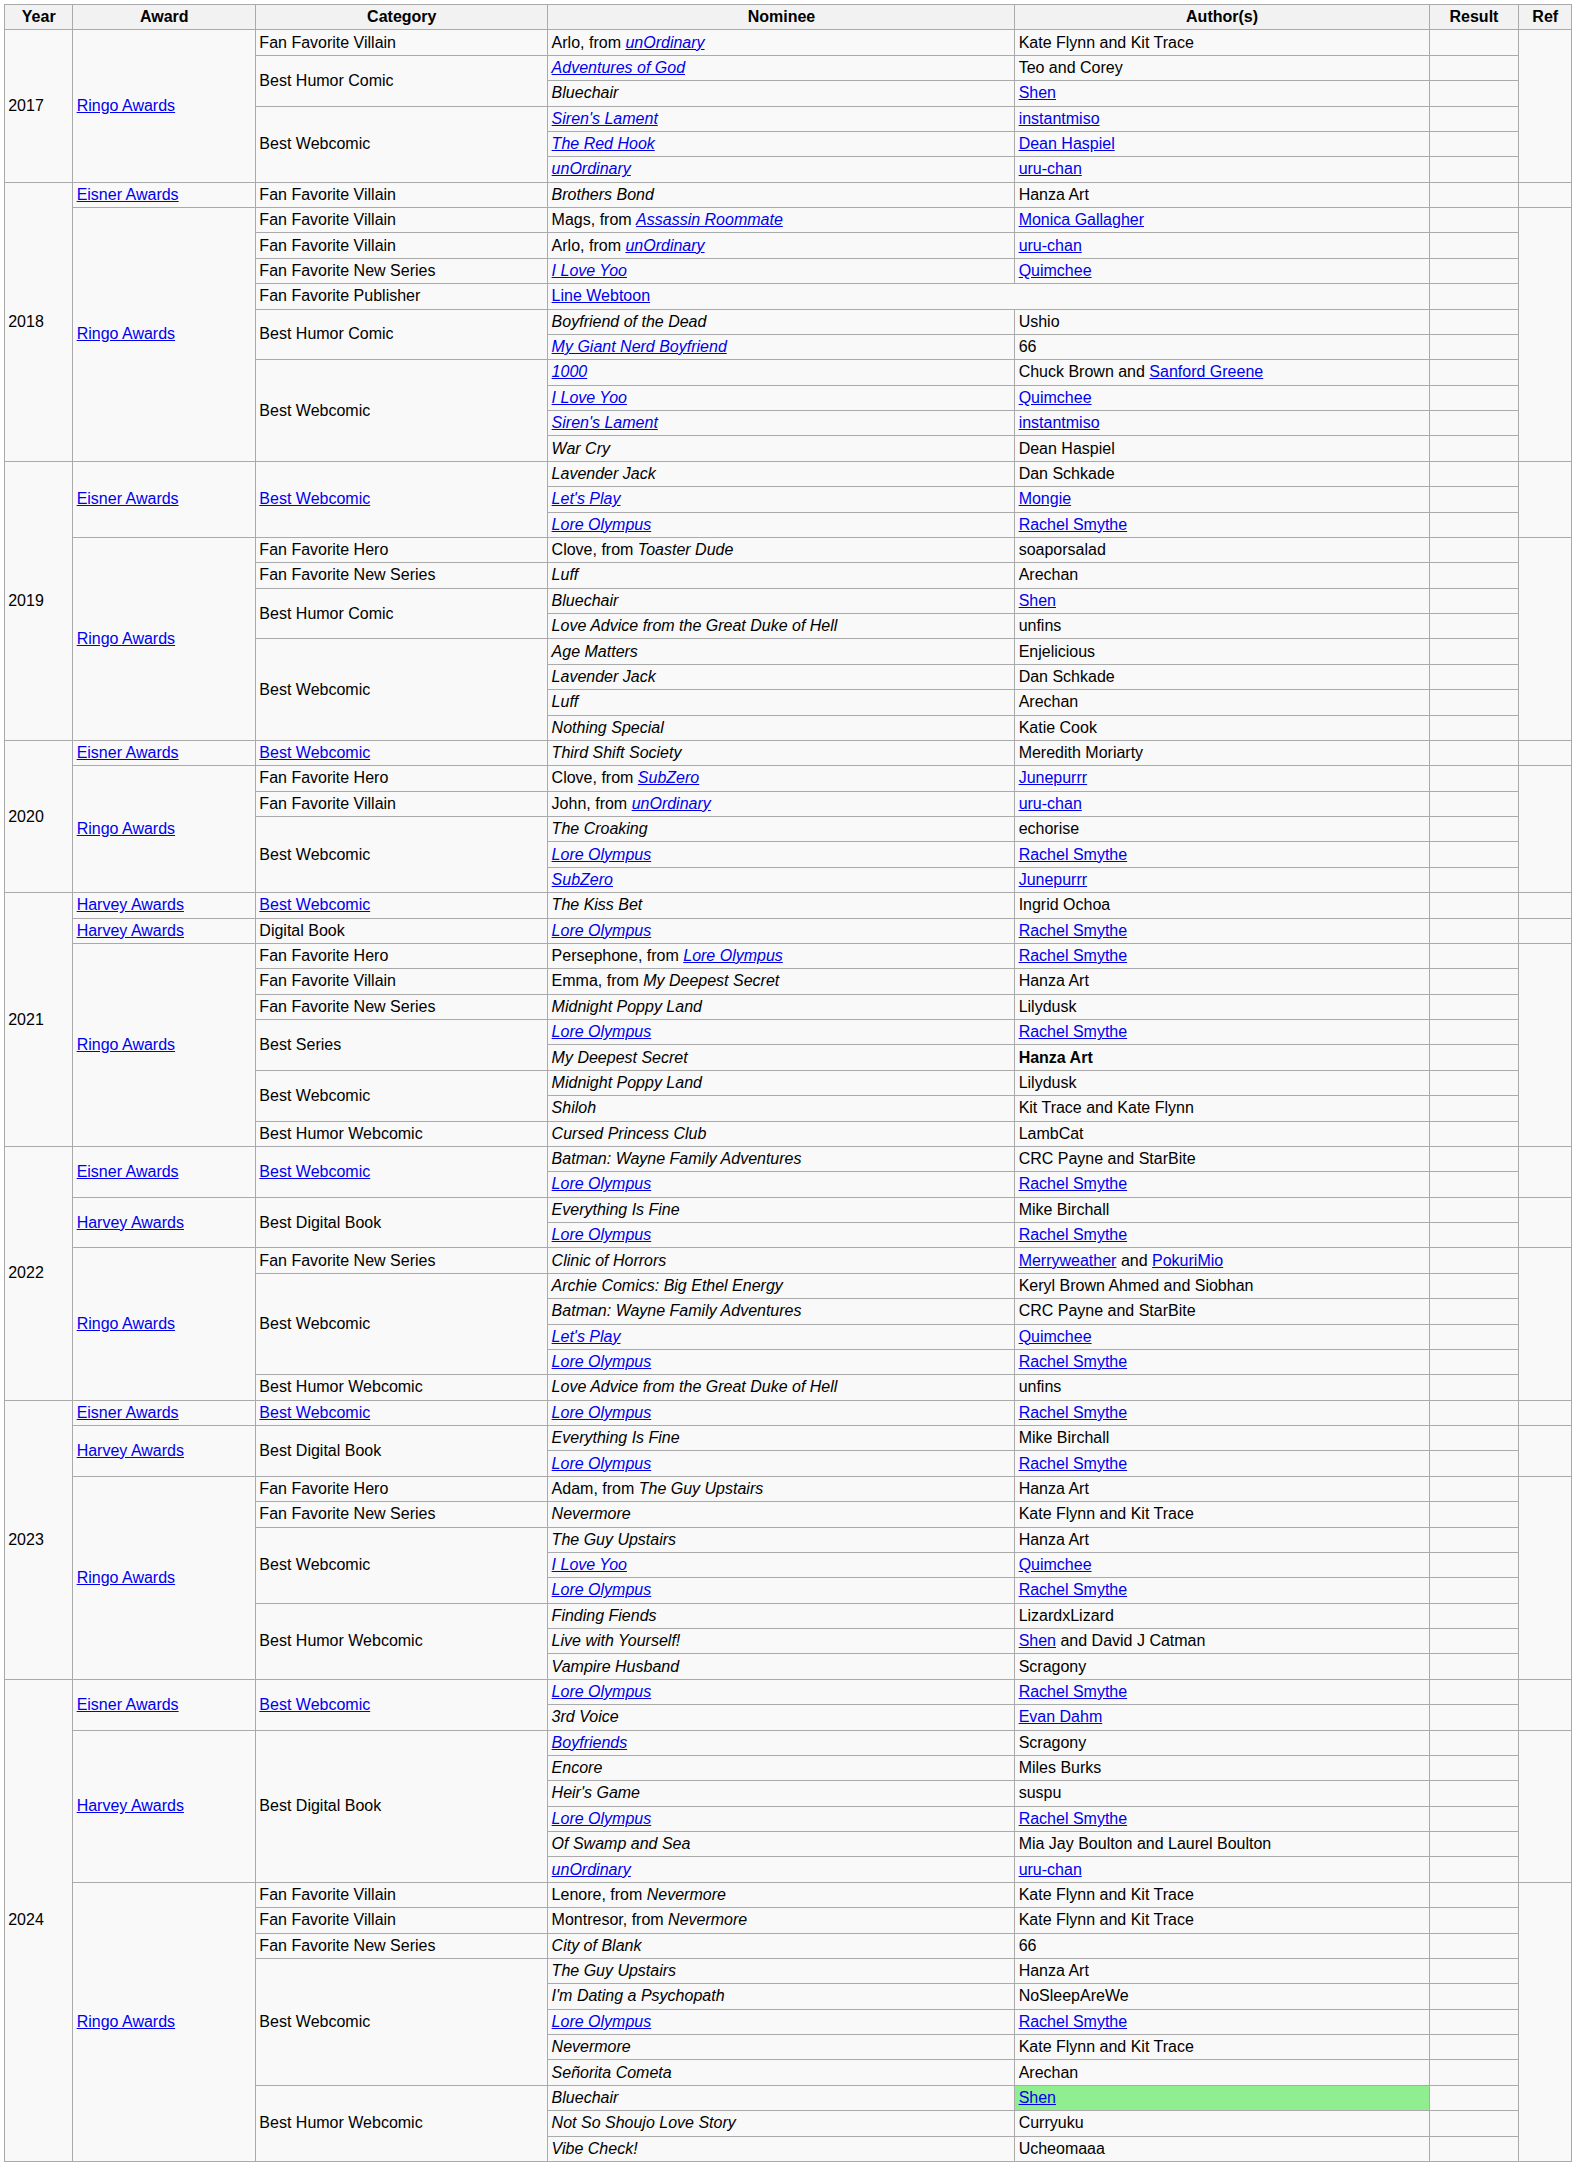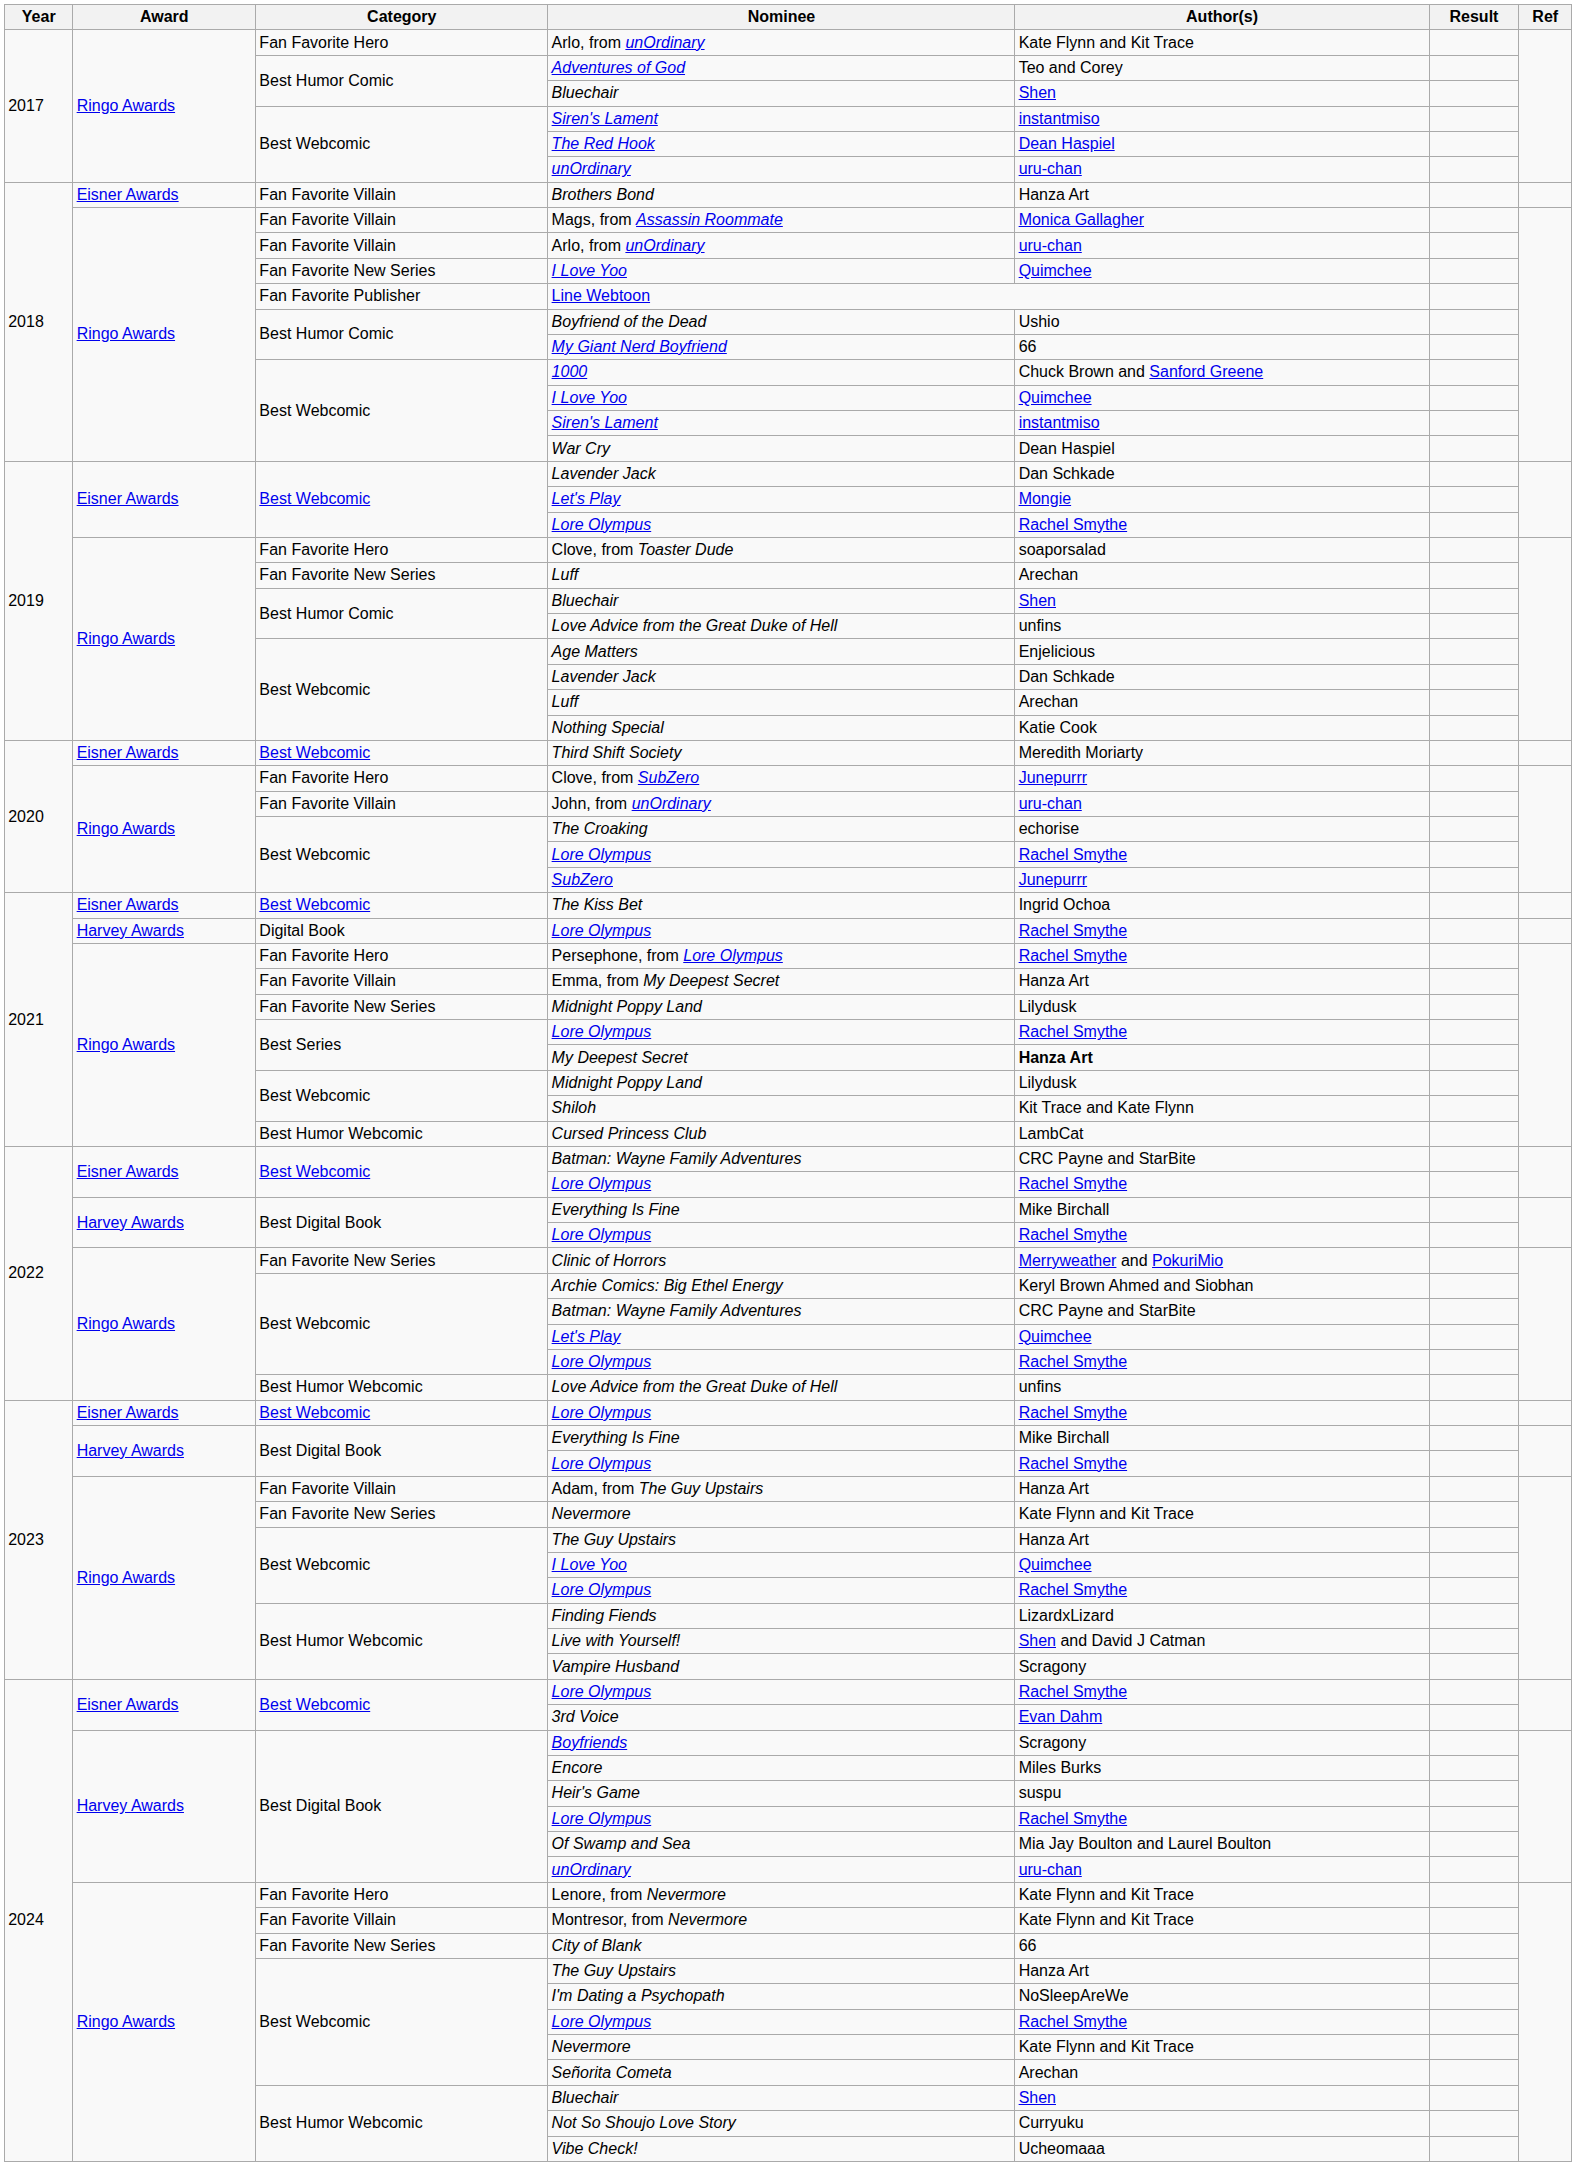(328, 42) Fan Favorite Villain -> (324, 42) Fan Favorite Hero
(130, 905) Harvey Awards -> (128, 905) Eisner Awards
(324, 1488) Fan Favorite Hero -> (328, 1488) Fan Favorite Villain
(328, 1894) Fan Favorite Villain -> (324, 1894) Fan Favorite Hero
(1037, 2097) lightgreen background -> (1037, 2097) no background
